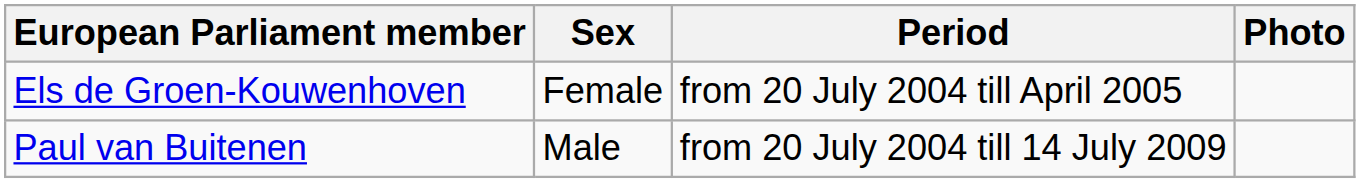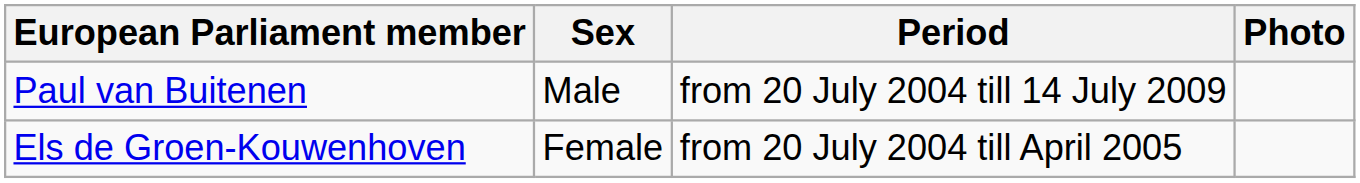rows swapped: (160, 147) <-> (240, 90)
